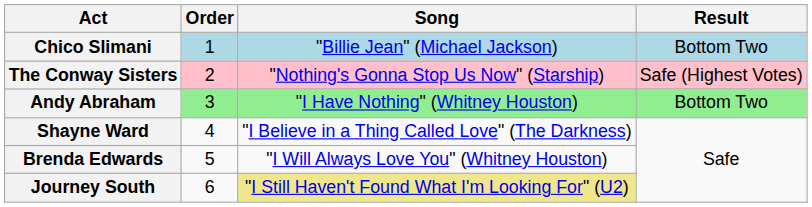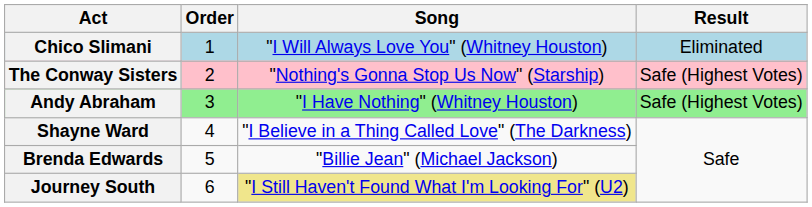(437, 46) "Billie Jean" (Michael Jackson) -> (437, 46) "I Will Always Love You" (Whitney Houston)
(721, 46) Bottom Two -> (721, 46) Eliminated
(721, 103) Bottom Two -> (721, 103) Safe (Highest Votes)
(437, 159) "I Will Always Love You" (Whitney Houston) -> (437, 159) "Billie Jean" (Michael Jackson)
